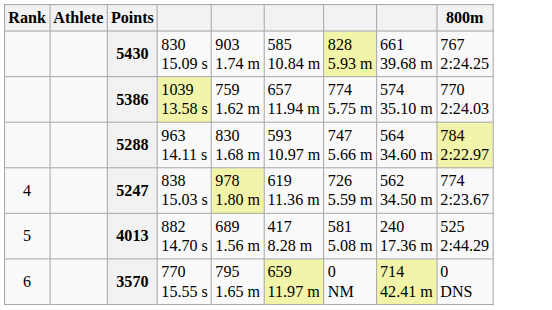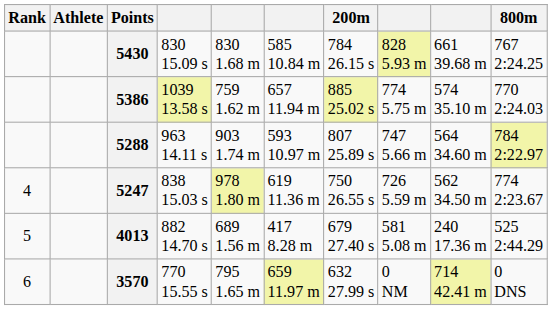+ column: (351, 17)
(238, 54) 903 1.74 m -> (238, 54) 830 1.68 m
(238, 145) 830 1.68 m -> (238, 145) 903 1.74 m
